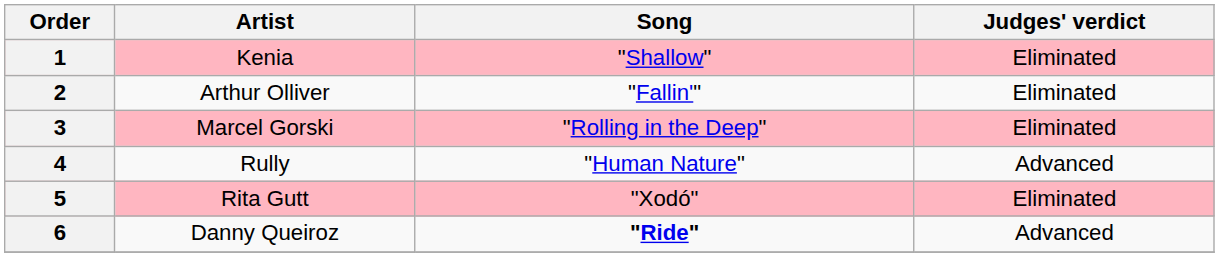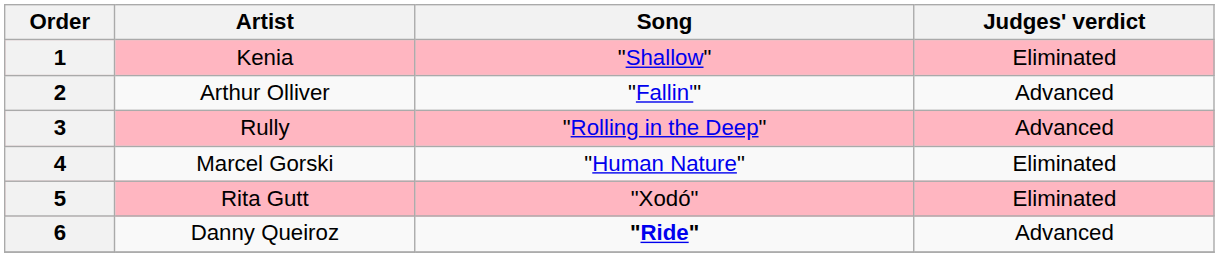(1064, 92) Eliminated -> (1064, 92) Advanced
(265, 127) Marcel Gorski -> (265, 127) Rully
(1064, 127) Eliminated -> (1064, 127) Advanced
(265, 163) Rully -> (265, 163) Marcel Gorski
(1064, 163) Advanced -> (1064, 163) Eliminated
